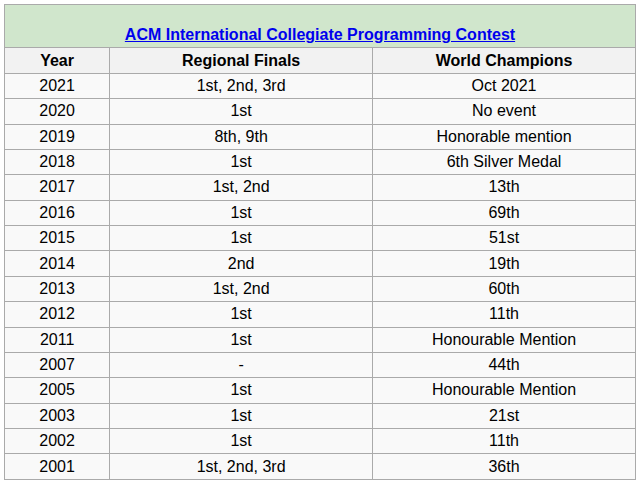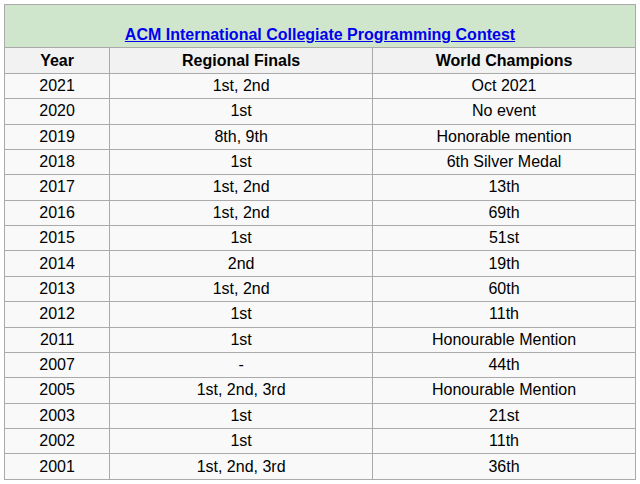(241, 85) 1st, 2nd, 3rd -> (241, 85) 1st, 2nd
(241, 212) 1st -> (241, 212) 1st, 2nd
(241, 390) 1st -> (241, 390) 1st, 2nd, 3rd
